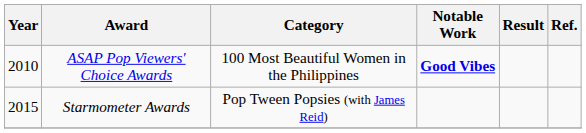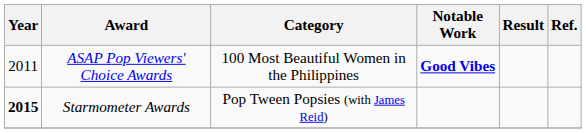(23, 66) 2010 -> (23, 66) 2011
(23, 107) normal -> (23, 107) bold
